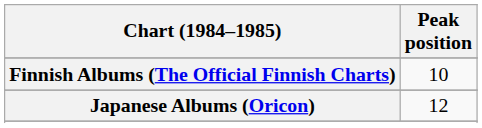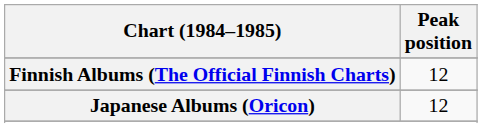(438, 74) 10 -> (438, 74) 12
